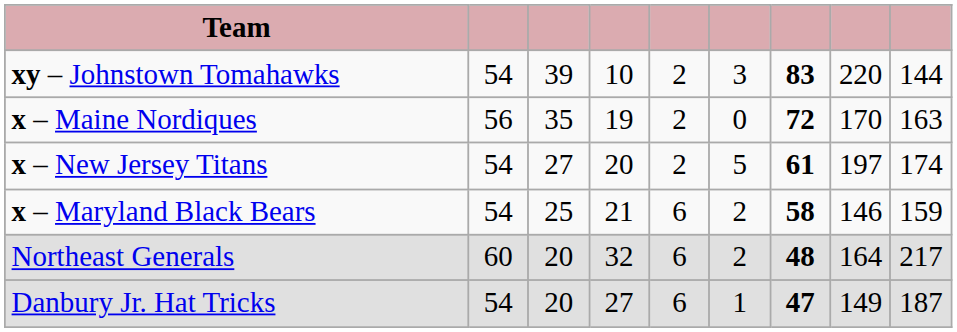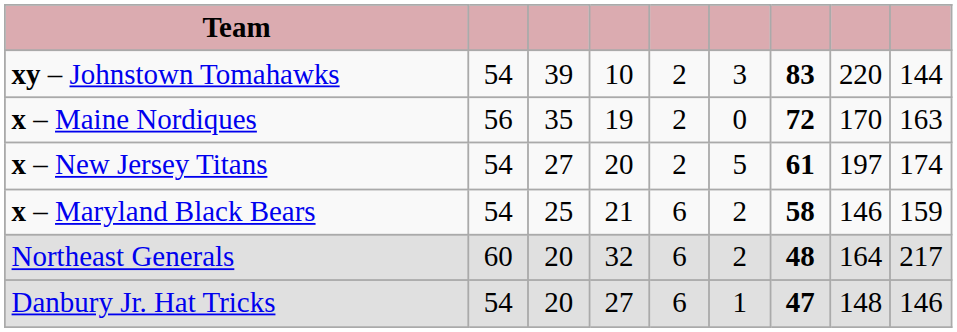(861, 303) 149 -> (861, 303) 148
(921, 303) 187 -> (921, 303) 146
